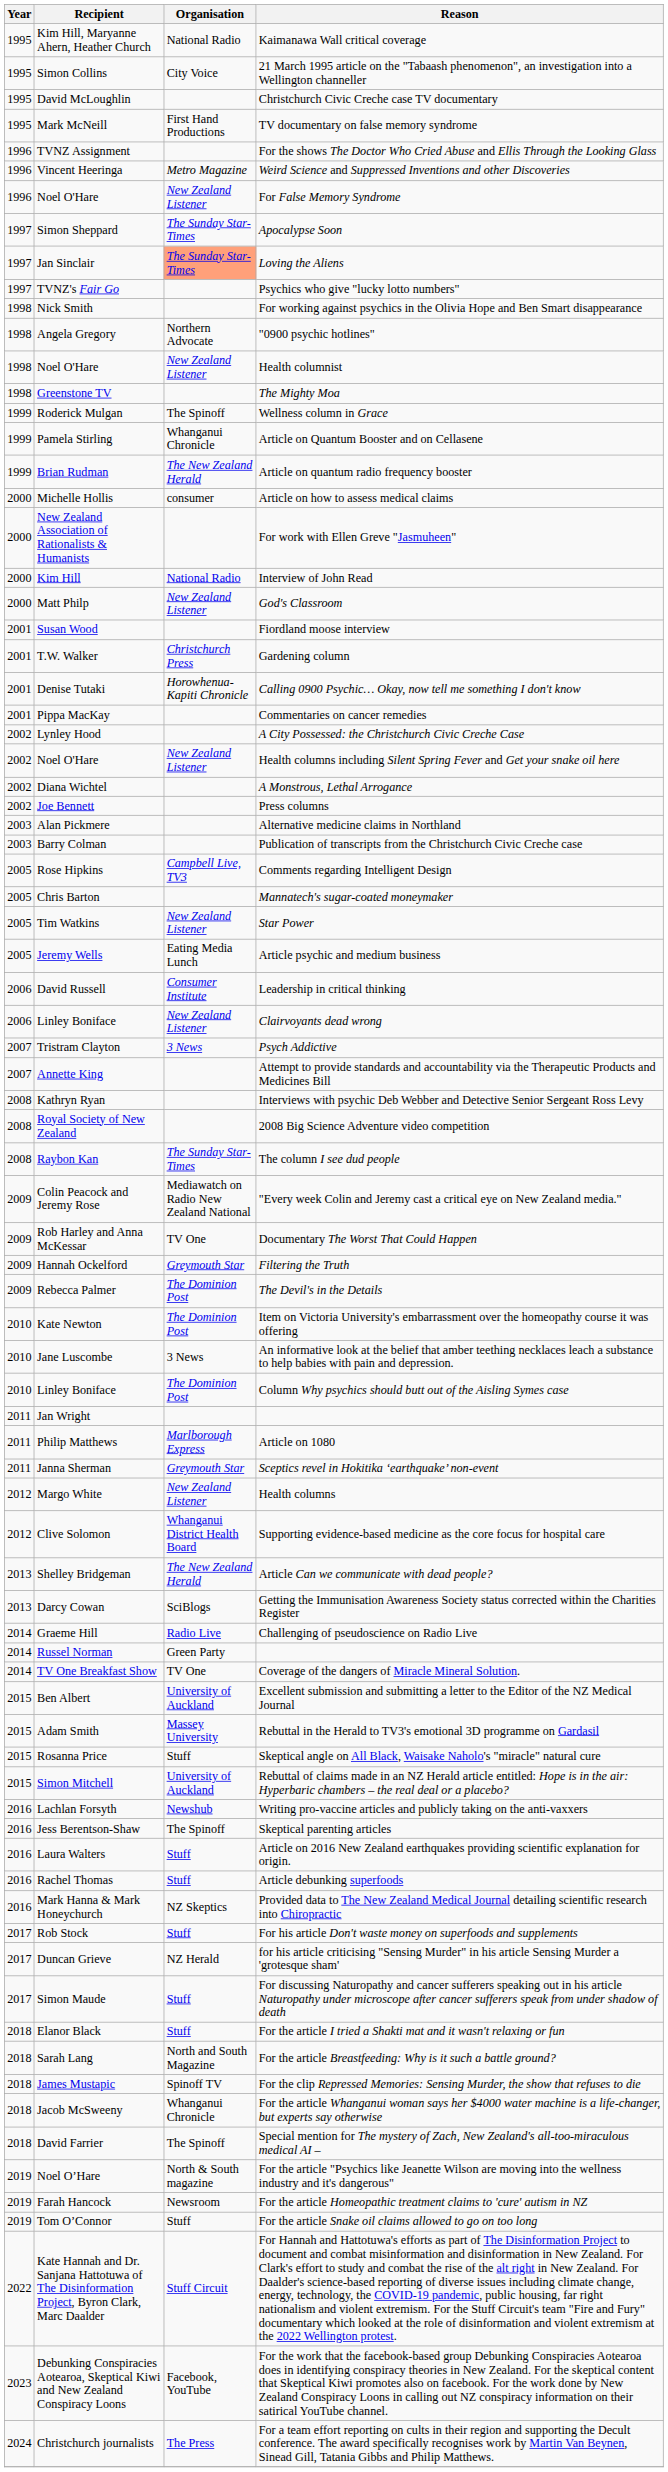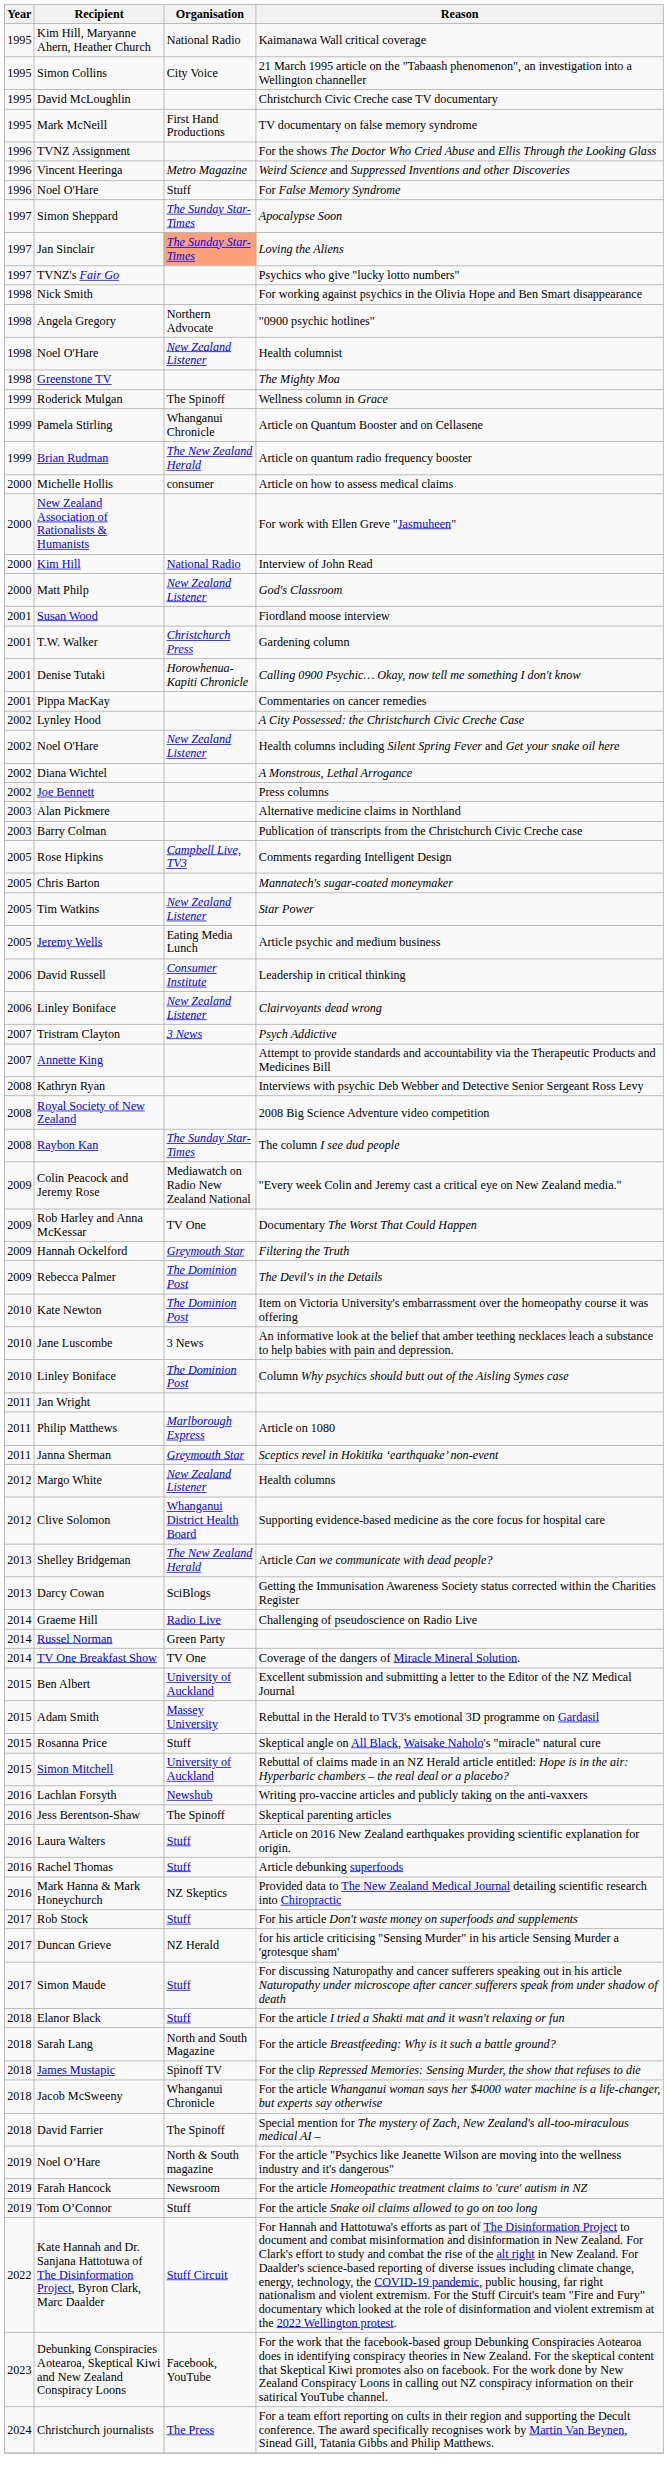(199, 197) New Zealand Listener -> (179, 190) Stuff
